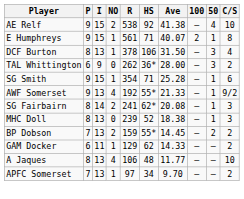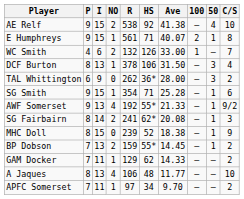+ row: (26, 52)
(99, 120) 13 -> (99, 133) 15
(230, 120) 3 -> (230, 133) 9
(213, 133) 2 -> (213, 147) 1
(88, 147) 6 -> (88, 160) 7
(99, 174) 13 -> (99, 187) 11
